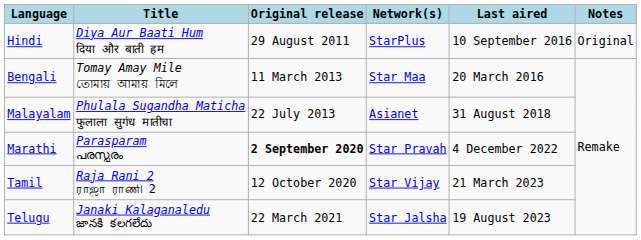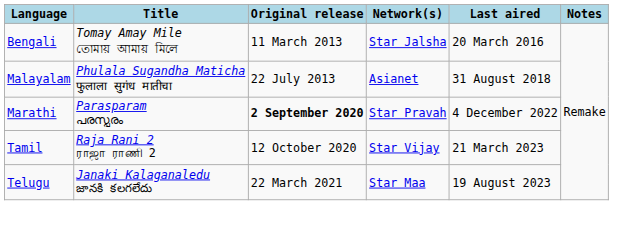- row: (25, 41)
(397, 78) Star Maa -> (408, 43) Star Jalsha
(408, 217) Star Jalsha -> (397, 182) Star Maa
